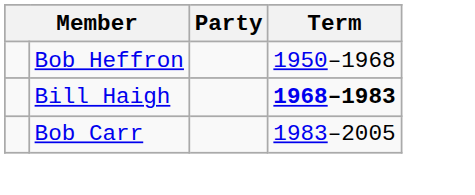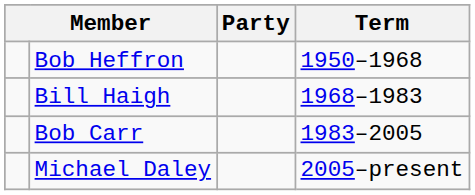(334, 97) bold -> (362, 97) normal
+ row: (123, 171)
